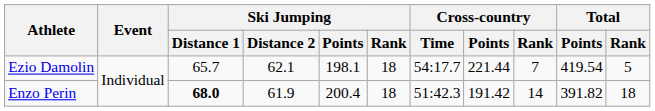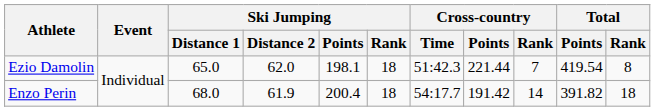(206, 68) 65.7 -> (206, 68) 65.0
(281, 68) 62.1 -> (281, 68) 62.0
(437, 68) 54:17.7 -> (437, 68) 51:42.3
(628, 68) 5 -> (628, 68) 8
(206, 93) bold -> (206, 93) normal
(437, 93) 51:42.3 -> (437, 93) 54:17.7
